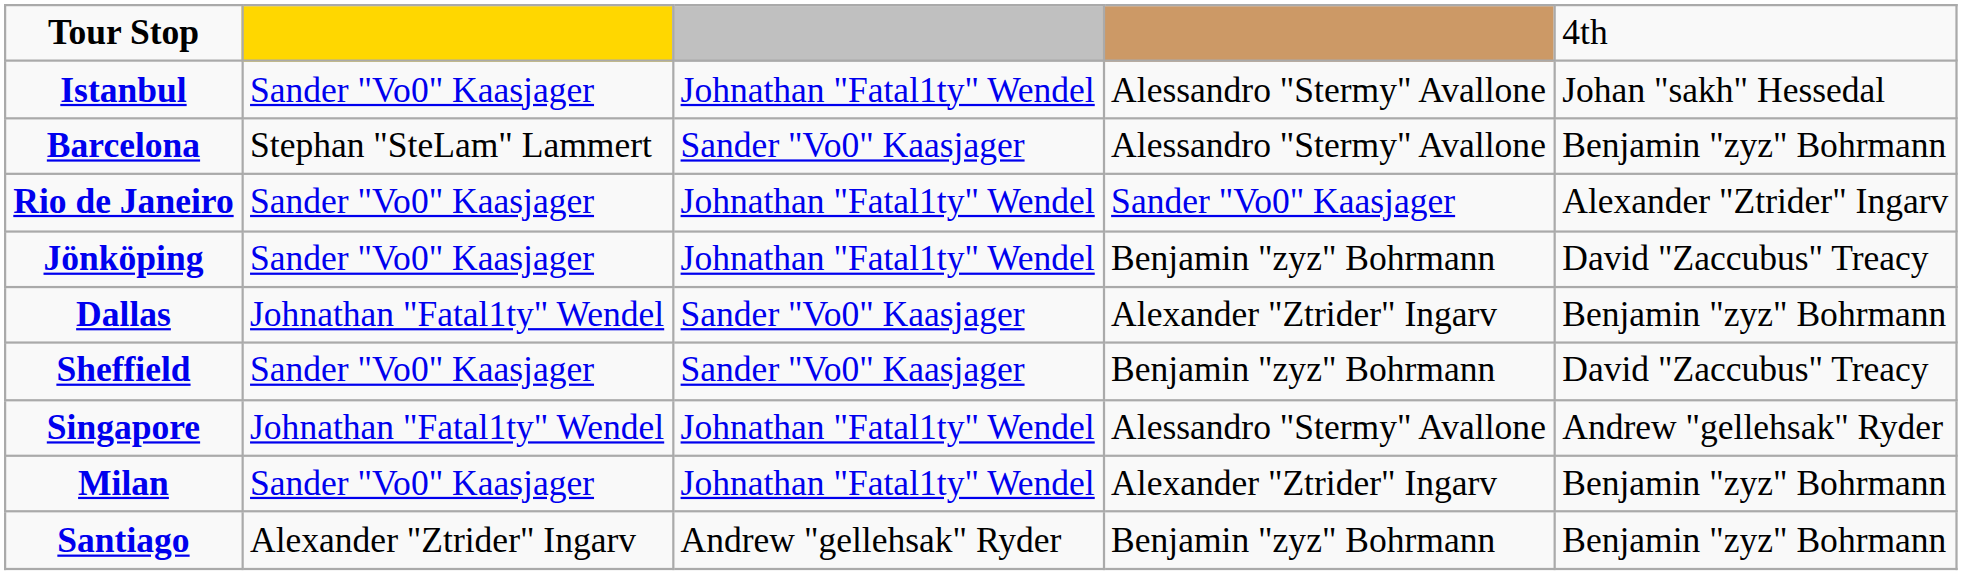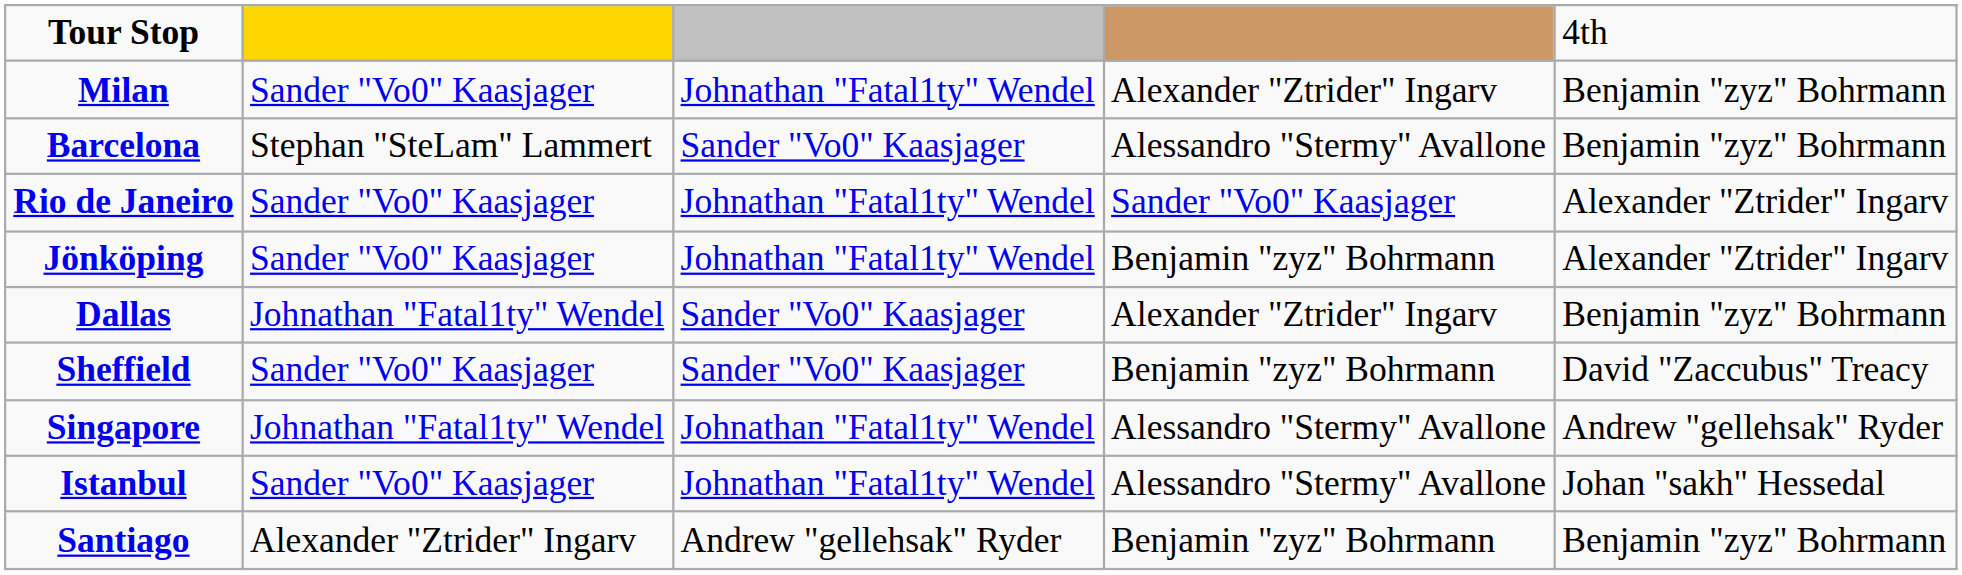rows swapped: (123, 88) <-> (123, 483)
(1745, 257) David "Zaccubus" Treacy -> (1755, 257) Alexander "Ztrider" Ingarv
